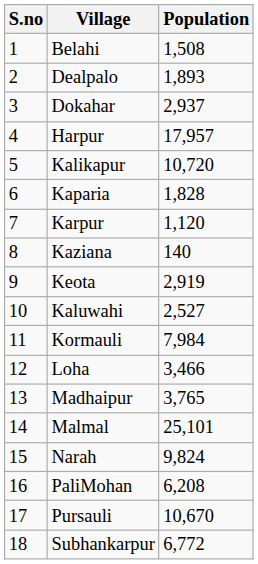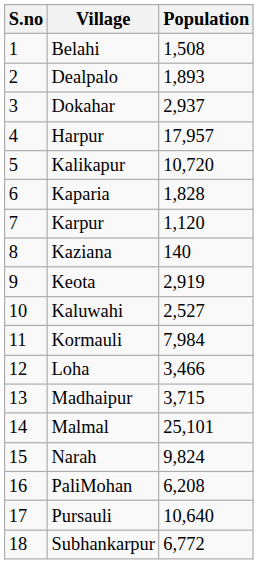(184, 398) 3,765 -> (184, 398) 3,715
(189, 515) 10,670 -> (189, 515) 10,640
